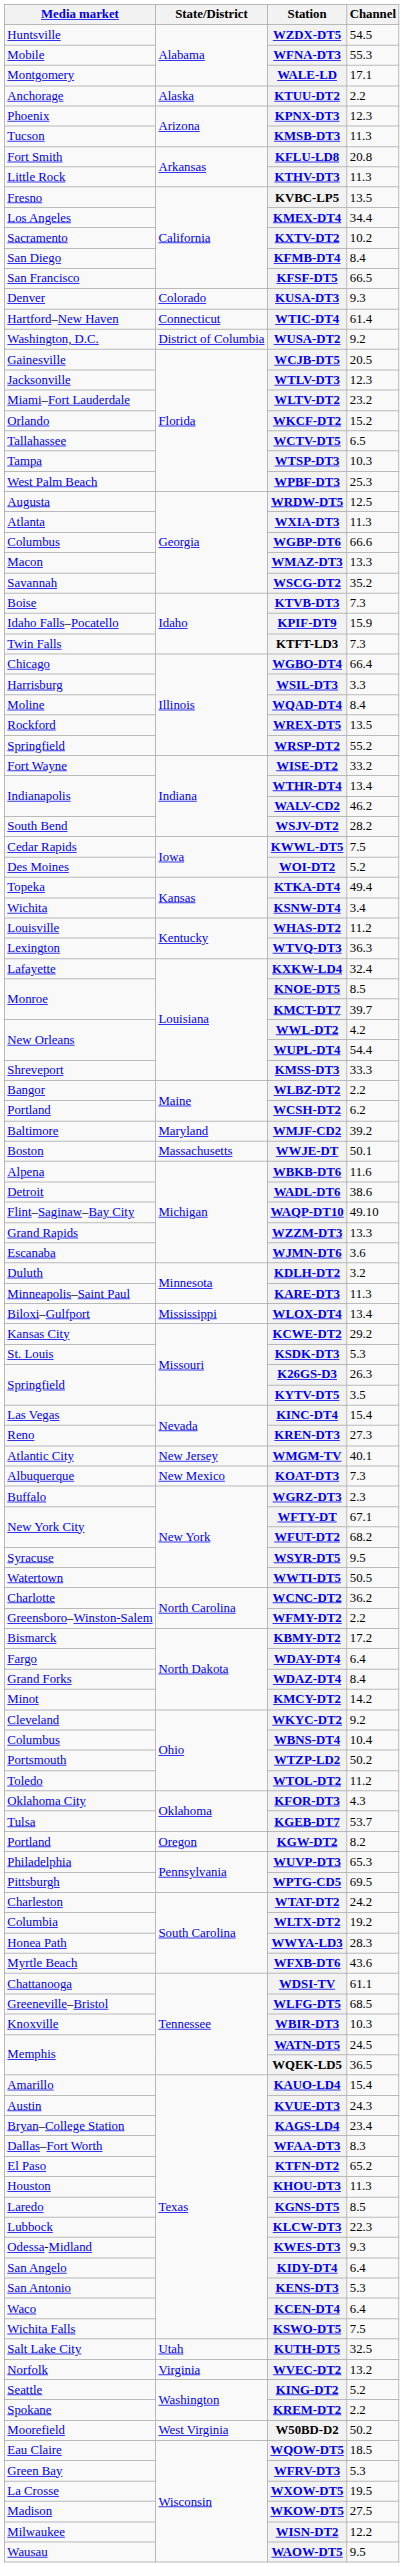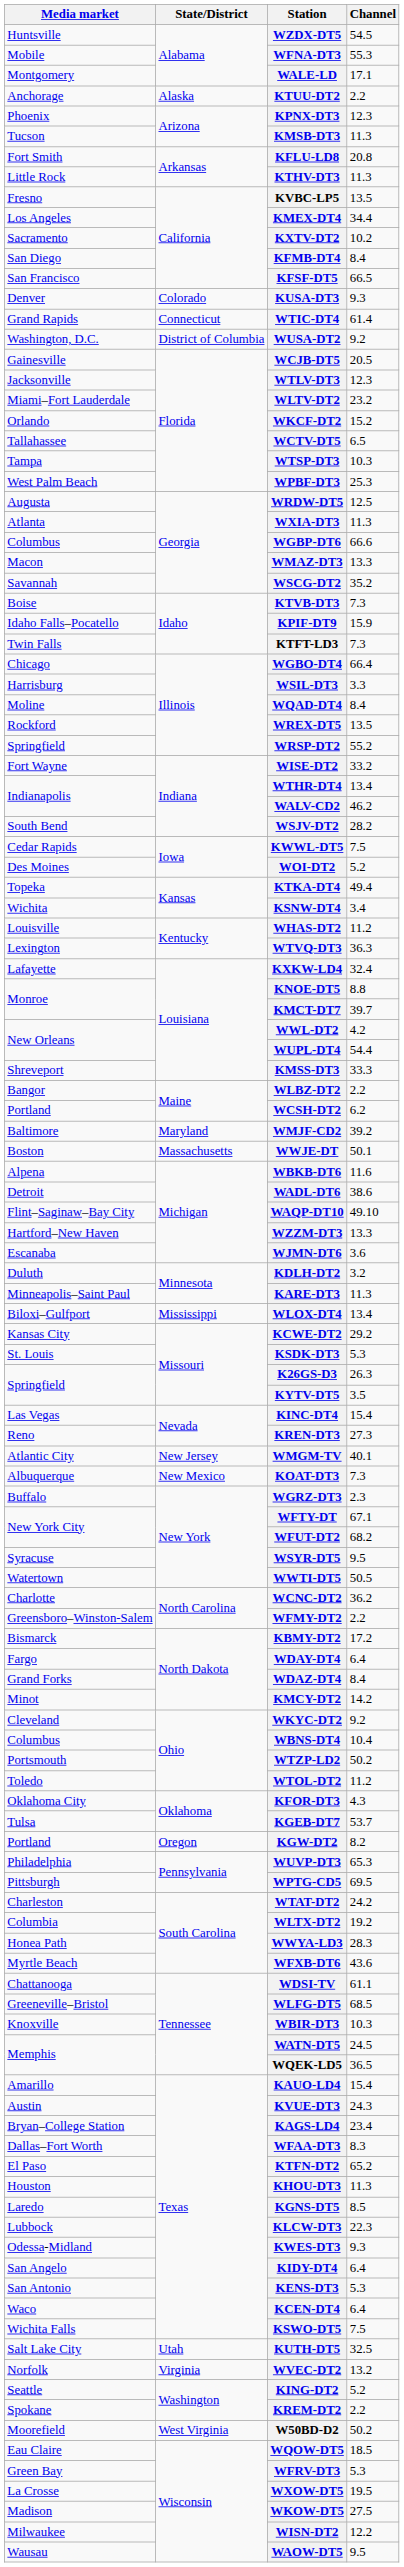(63, 319) Hartford–New Haven -> (43, 319) Grand Rapids
(358, 989) 8.5 -> (358, 989) 8.8
(43, 1232) Grand Rapids -> (63, 1232) Hartford–New Haven
